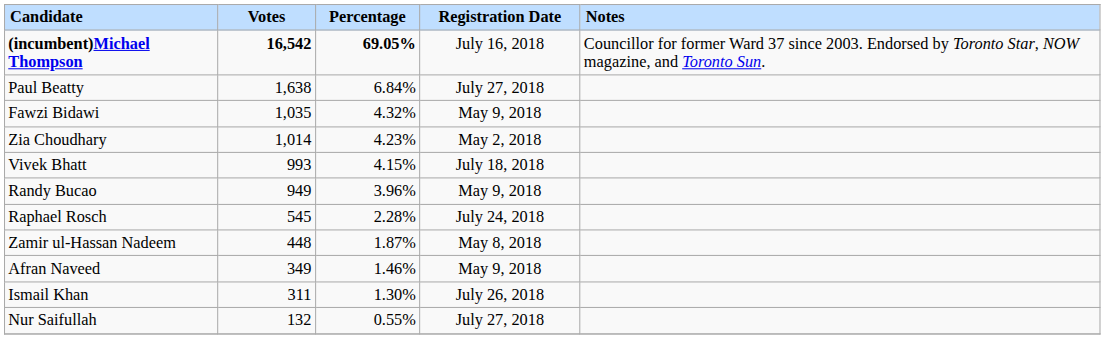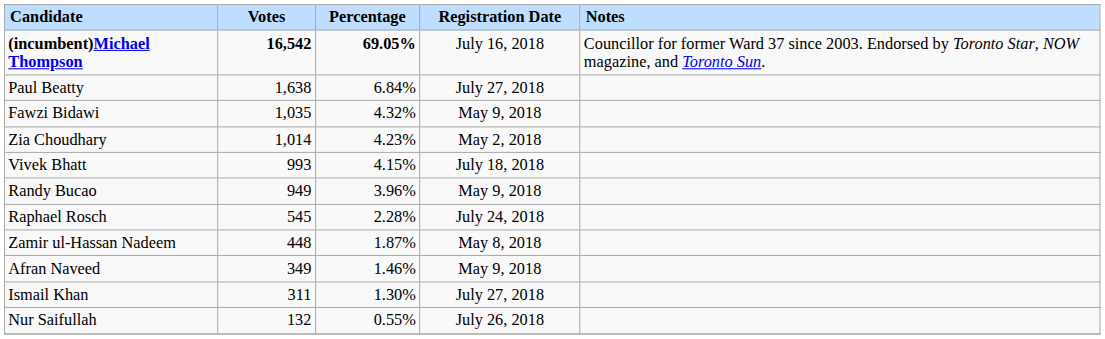(500, 294) July 26, 2018 -> (500, 294) July 27, 2018
(500, 320) July 27, 2018 -> (500, 320) July 26, 2018
